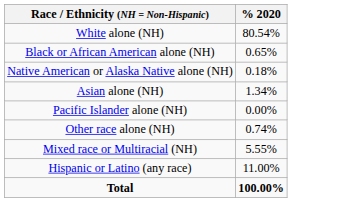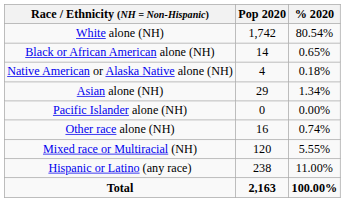+ column: (262, 14)
